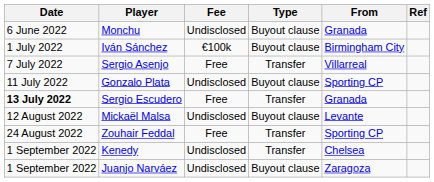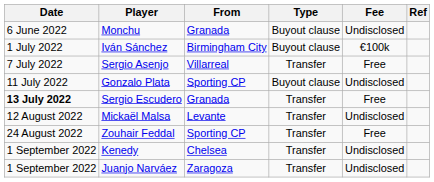columns swapped: (364, 13) <-> (216, 13)
(285, 116) Buyout clause -> (306, 116) Transfer
(285, 168) Buyout clause -> (306, 168) Transfer
